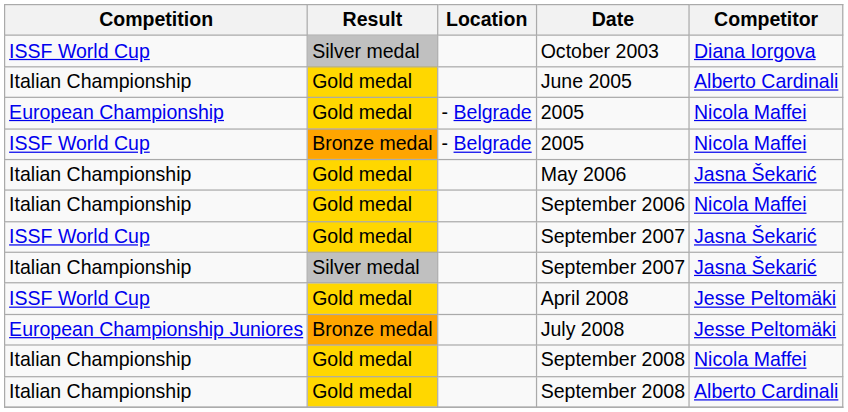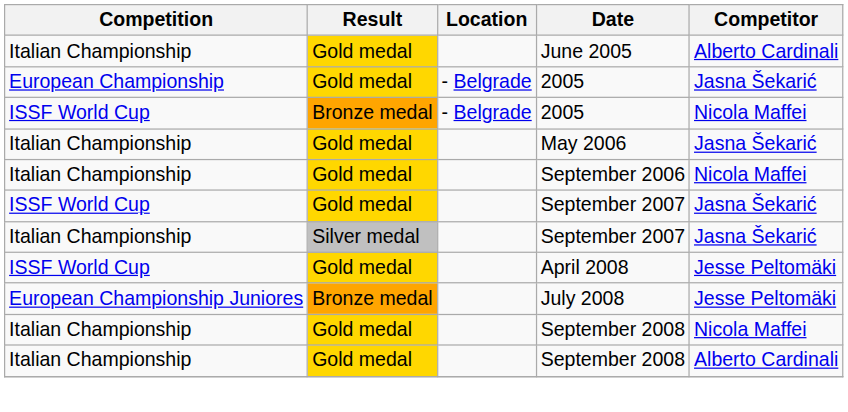- row: (366, 50)
(750, 112) Nicola Maffei -> (755, 81) Jasna Šekarić
